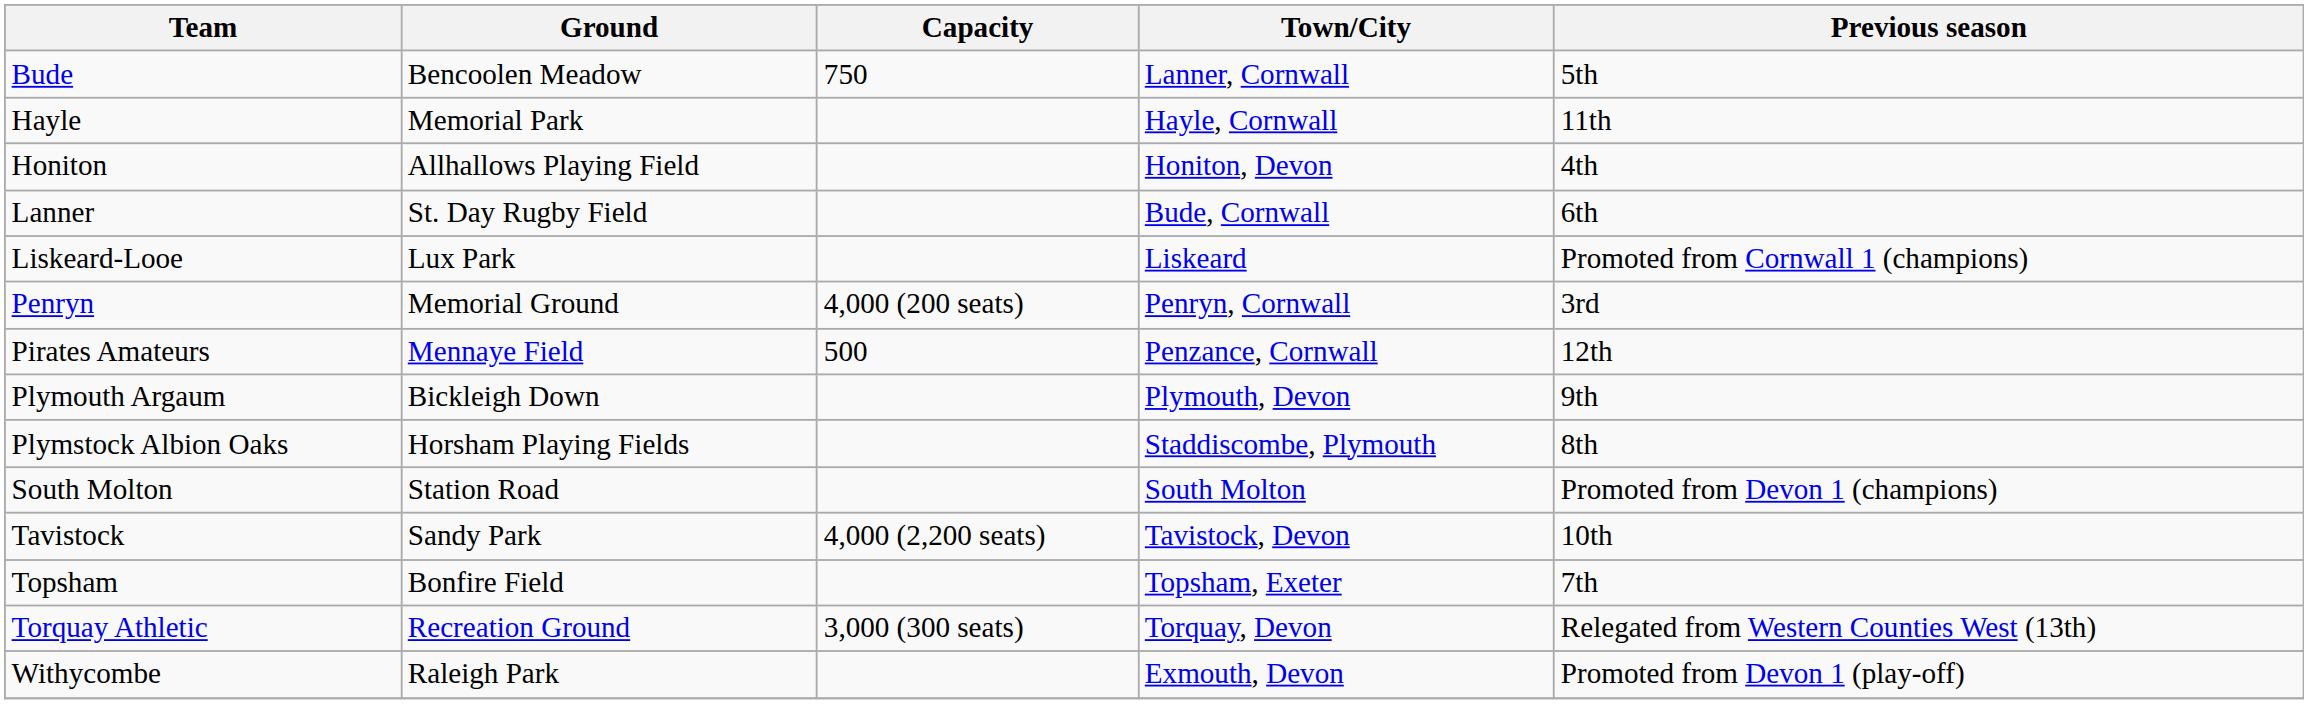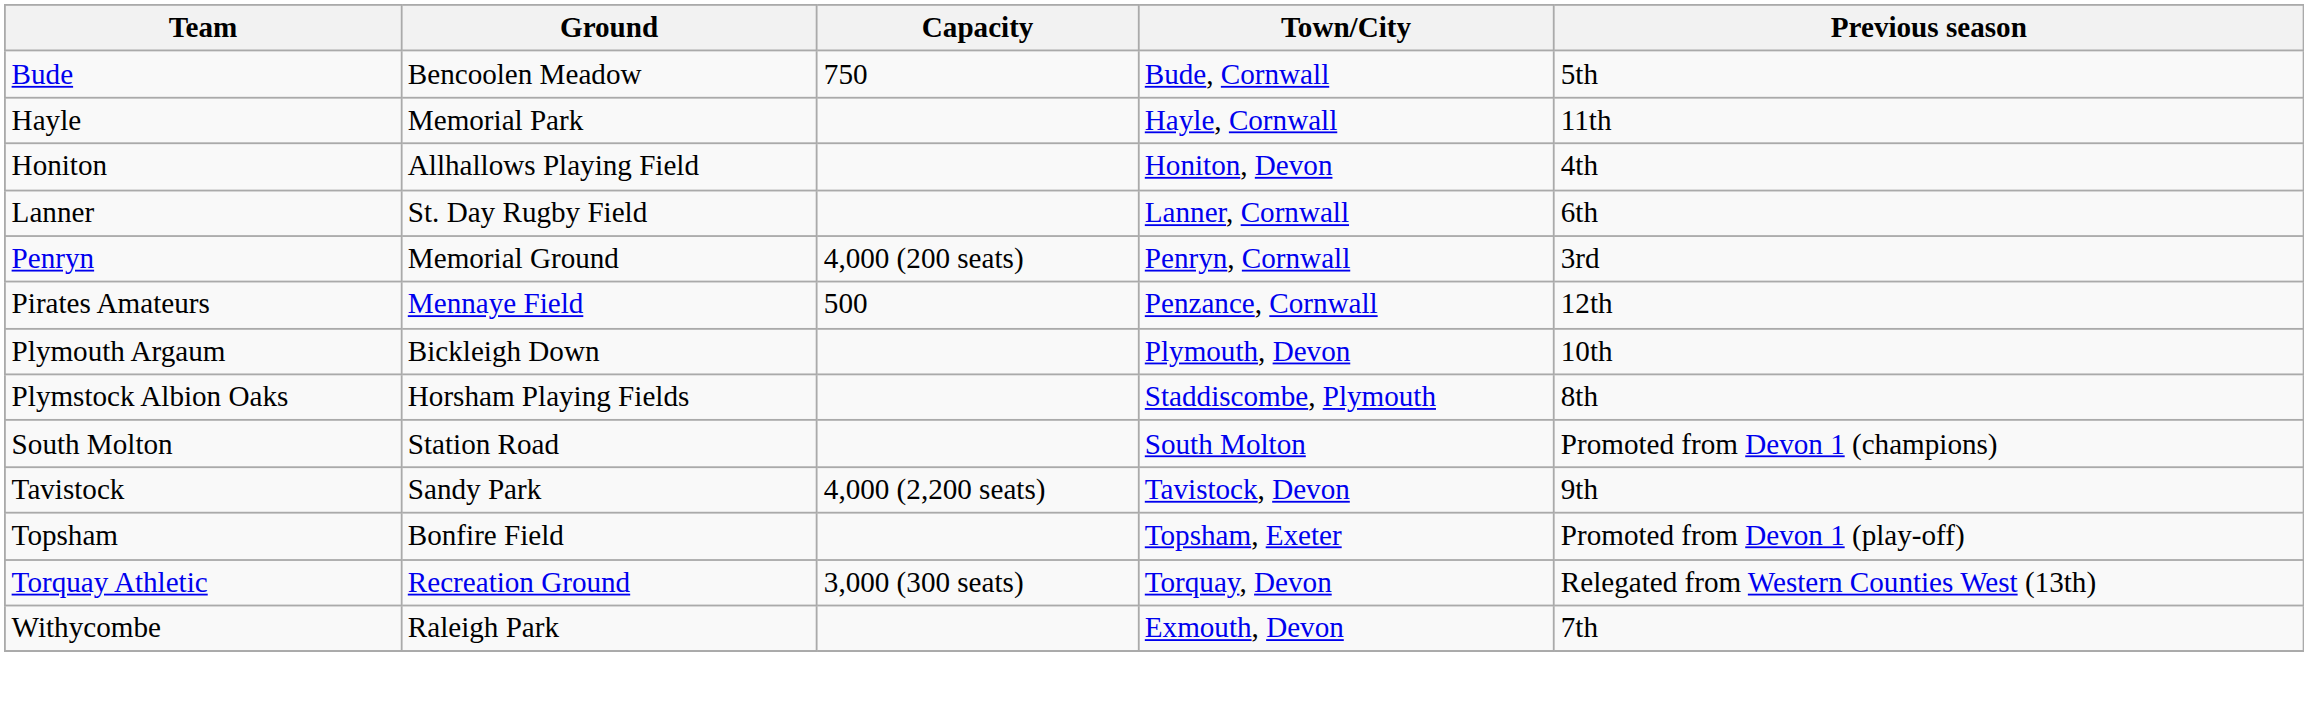(1247, 73) Lanner, Cornwall -> (1237, 73) Bude, Cornwall
(1237, 212) Bude, Cornwall -> (1247, 212) Lanner, Cornwall
- row: (97, 258)
(1579, 397) 9th -> (1587, 350) 10th
(1587, 535) 10th -> (1579, 489) 9th
(1579, 581) 7th -> (1763, 535) Promoted from Devon 1 (play-off)
(1763, 674) Promoted from Devon 1 (play-off) -> (1579, 627) 7th
